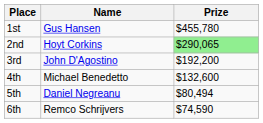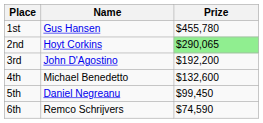(195, 93) $80,494 -> (195, 93) $99,450
